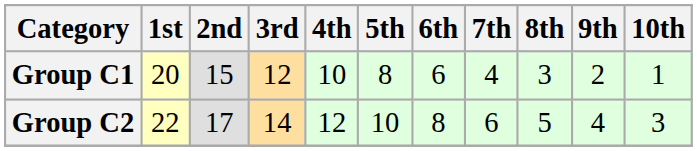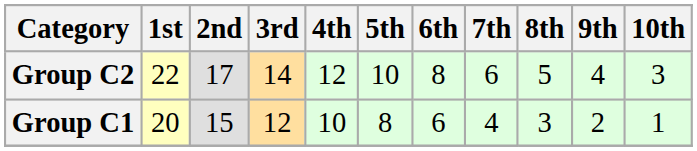rows swapped: (73, 74) <-> (73, 121)
